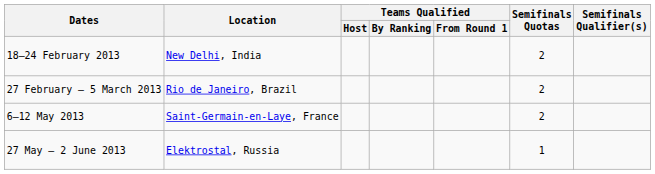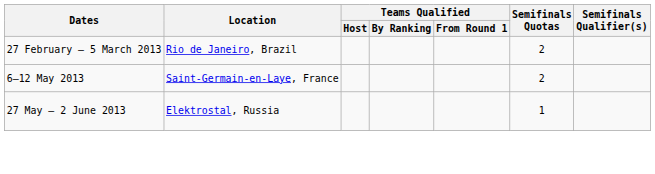- row: (63, 56)
